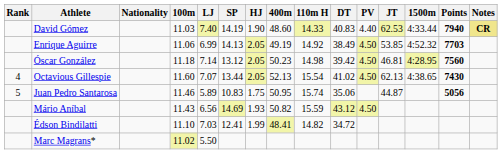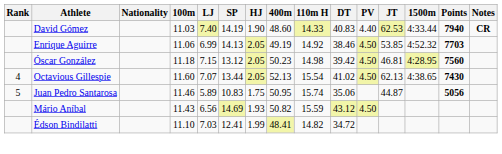(483, 28) khaki background -> (483, 28) no background
(344, 44) 38.49 -> (344, 44) 38.46
(208, 60) 7.14 -> (208, 60) 7.15
- row: (65, 141)
